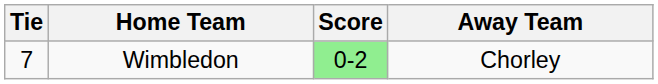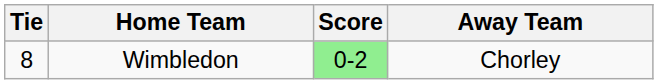(27, 59) 7 -> (27, 59) 8
